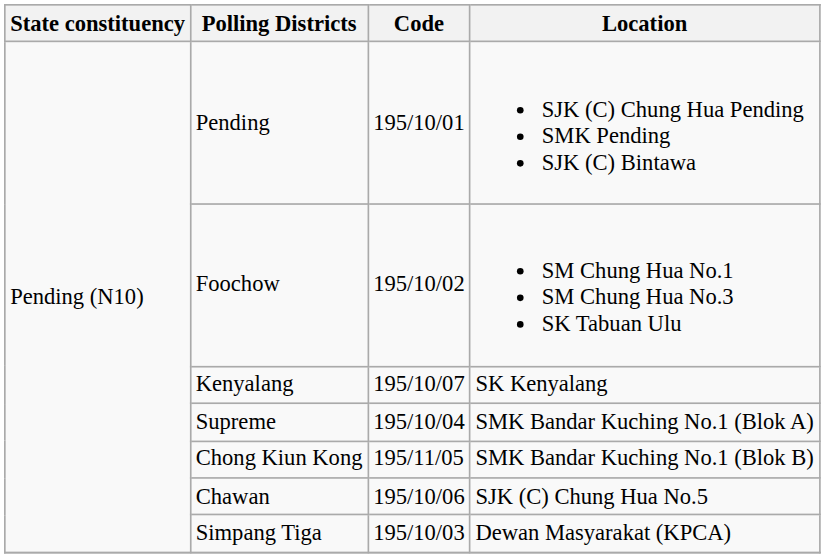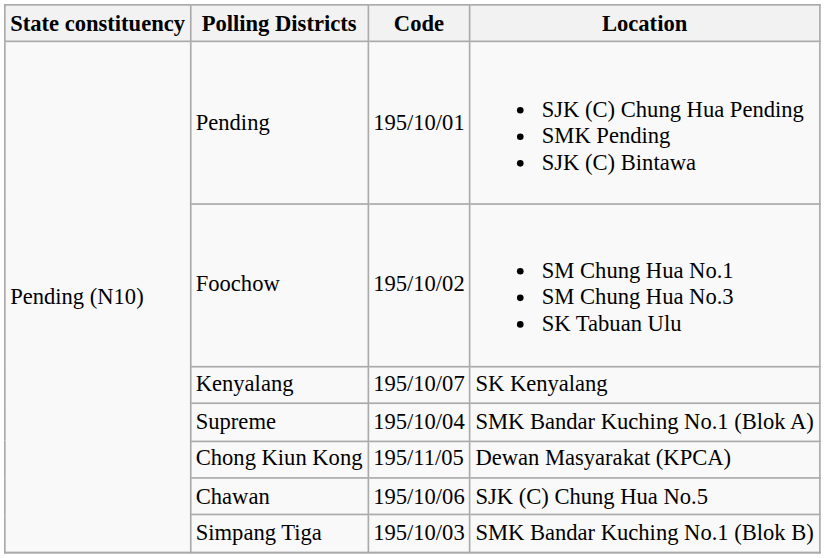(645, 458) SMK Bandar Kuching No.1 (Blok B) -> (603, 458) Dewan Masyarakat (KPCA)
(603, 533) Dewan Masyarakat (KPCA) -> (645, 533) SMK Bandar Kuching No.1 (Blok B)
